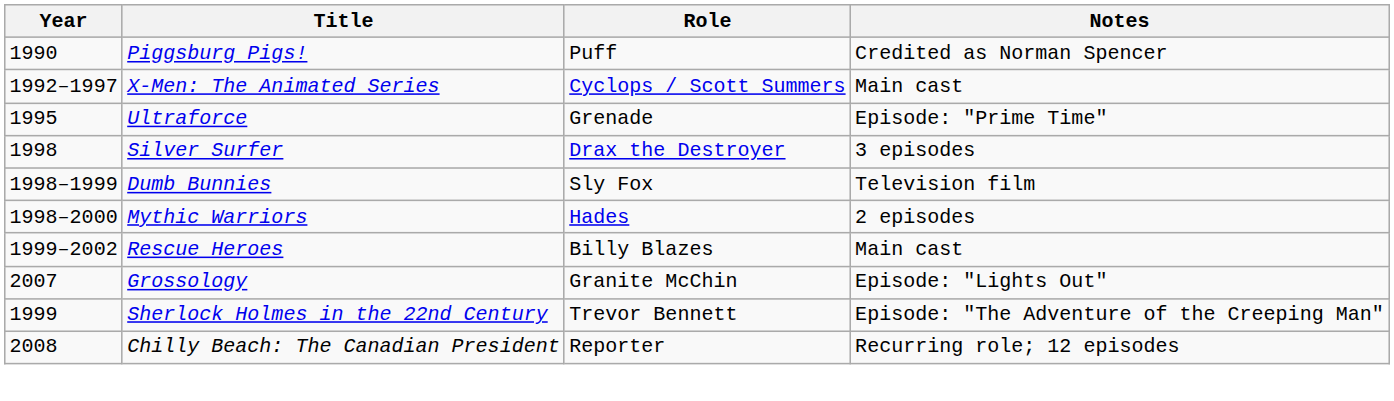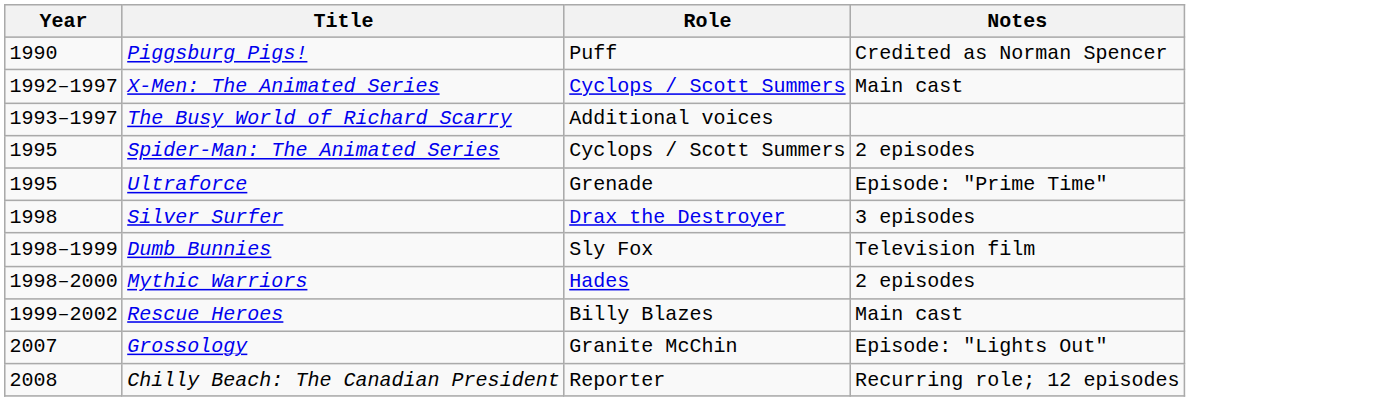+ row: (319, 119)
+ row: (313, 152)
- row: (337, 315)
